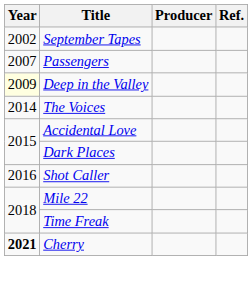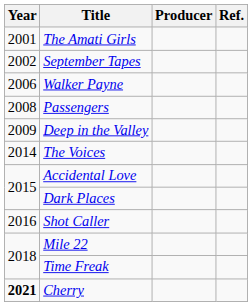+ row: (89, 38)
+ row: (83, 84)
(22, 61) 2007 -> (22, 107) 2008
(22, 84) lightyellow background -> (22, 130) no background
